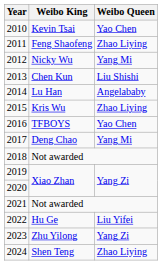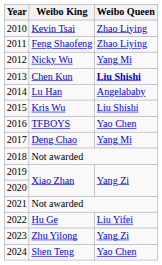(117, 28) Yao Chen -> (122, 28) Zhao Liying
(118, 76) normal -> (119, 76) bold
(122, 108) Zhao Liying -> (118, 108) Liu Shishi
(122, 252) Zhao Liying -> (117, 252) Yao Chen
